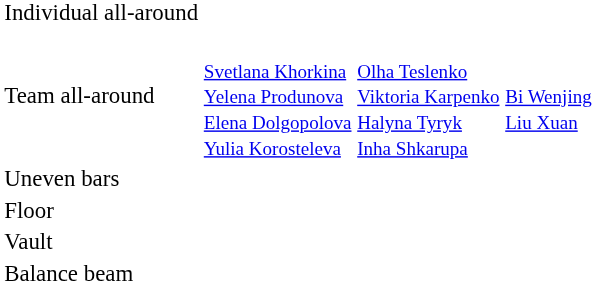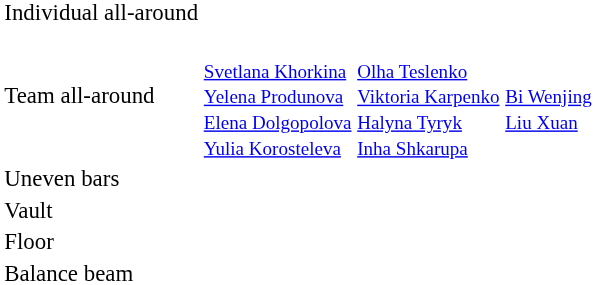rows swapped: (28, 241) <-> (29, 210)
